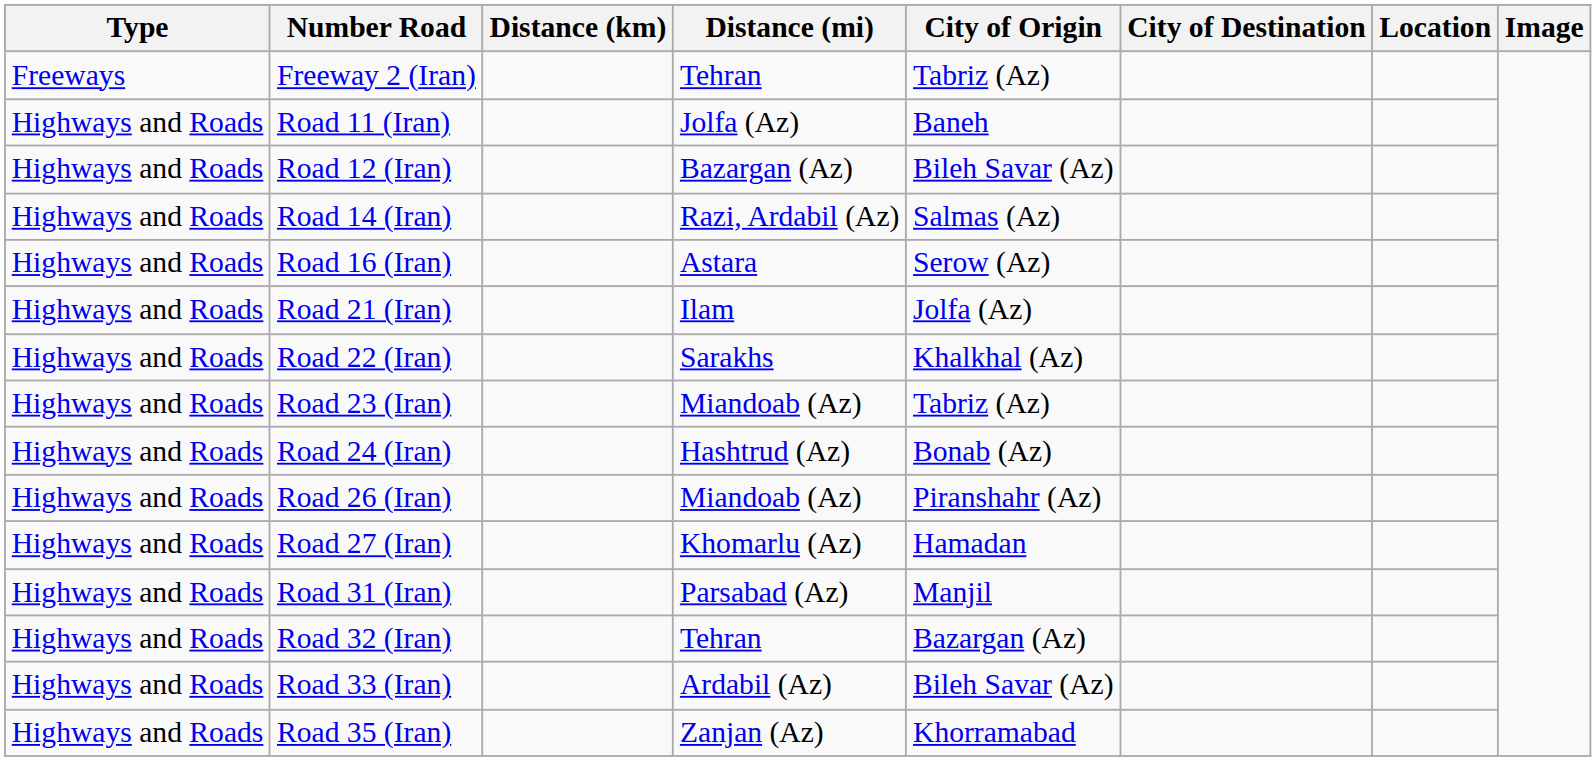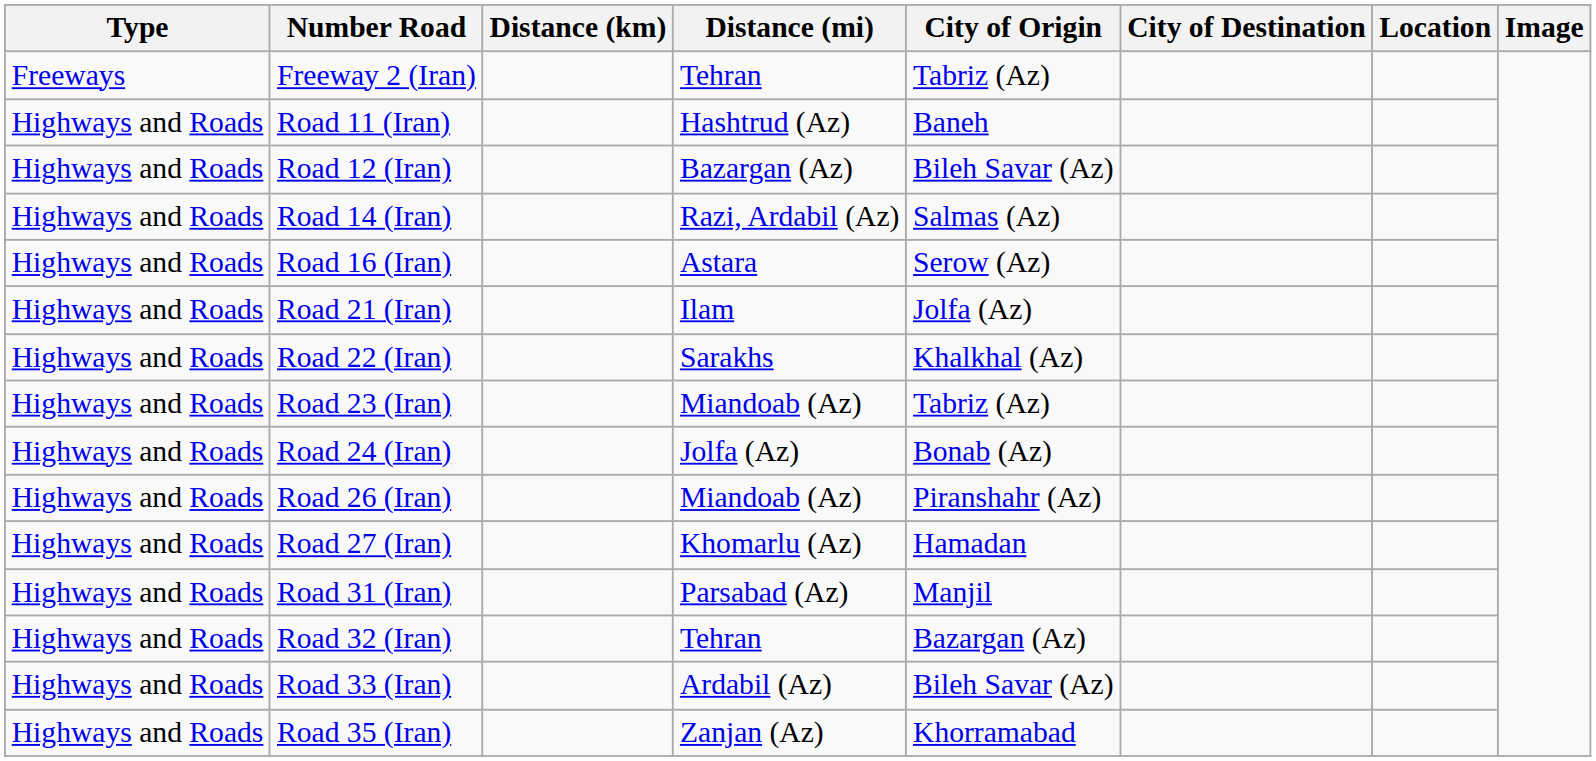(740, 121) Jolfa (Az) -> (765, 121) Hashtrud (Az)
(765, 450) Hashtrud (Az) -> (740, 450) Jolfa (Az)
